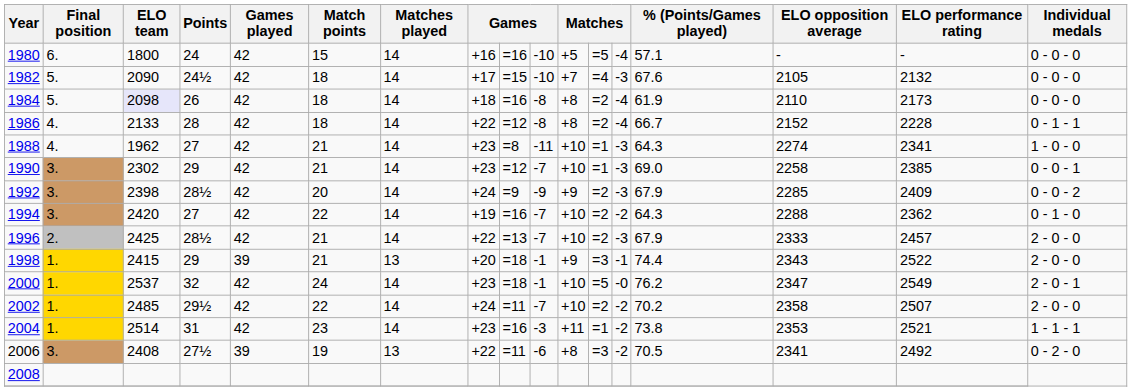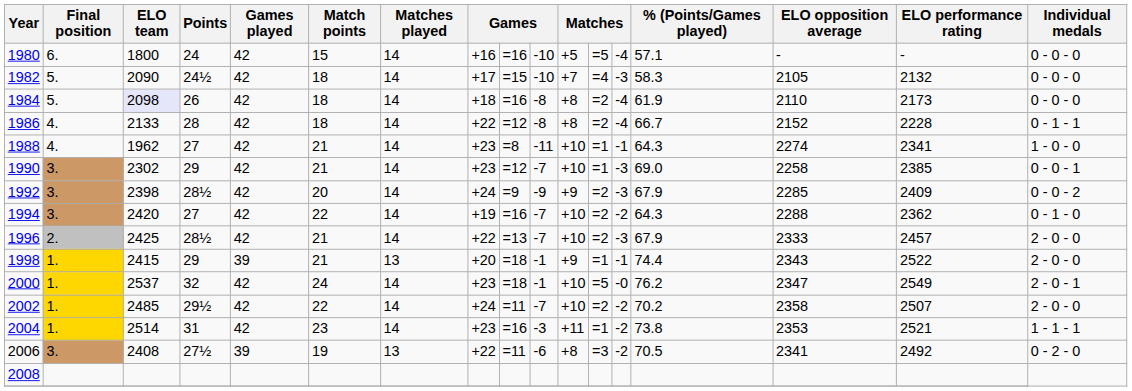(649, 77) 67.6 -> (649, 77) 58.3
(622, 146) -3 -> (622, 146) -1
(600, 260) =3 -> (600, 260) =1
